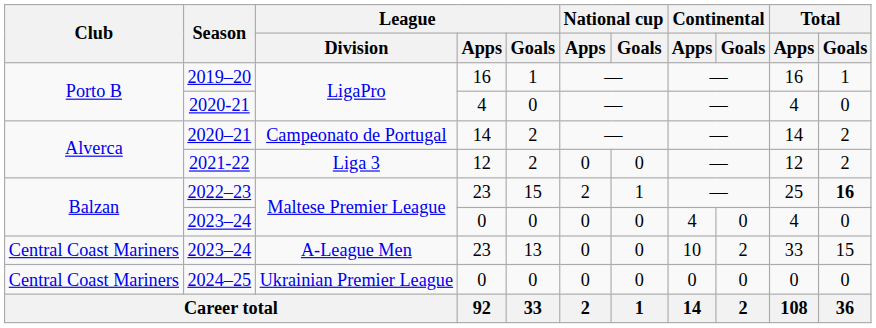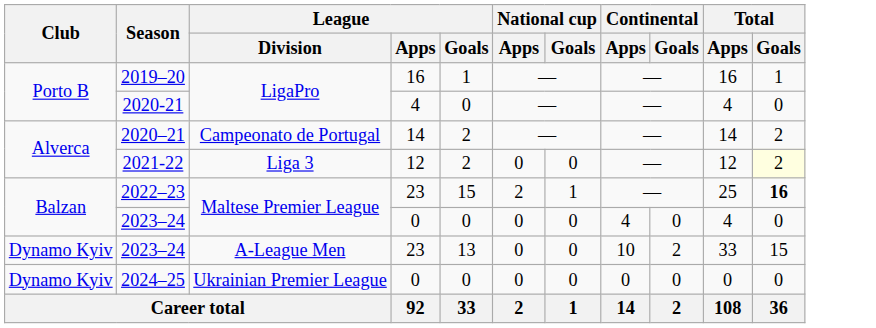(845, 163) no background -> (779, 163) lightyellow background
(94, 250) Central Coast Mariners -> (61, 250) Dynamo Kyiv
(94, 279) Central Coast Mariners -> (61, 279) Dynamo Kyiv
